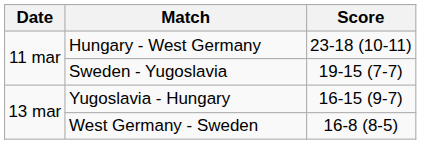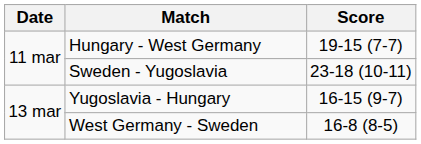(361, 44) 23-18 (10-11) -> (361, 44) 19-15 (7-7)
(361, 71) 19-15 (7-7) -> (361, 71) 23-18 (10-11)
